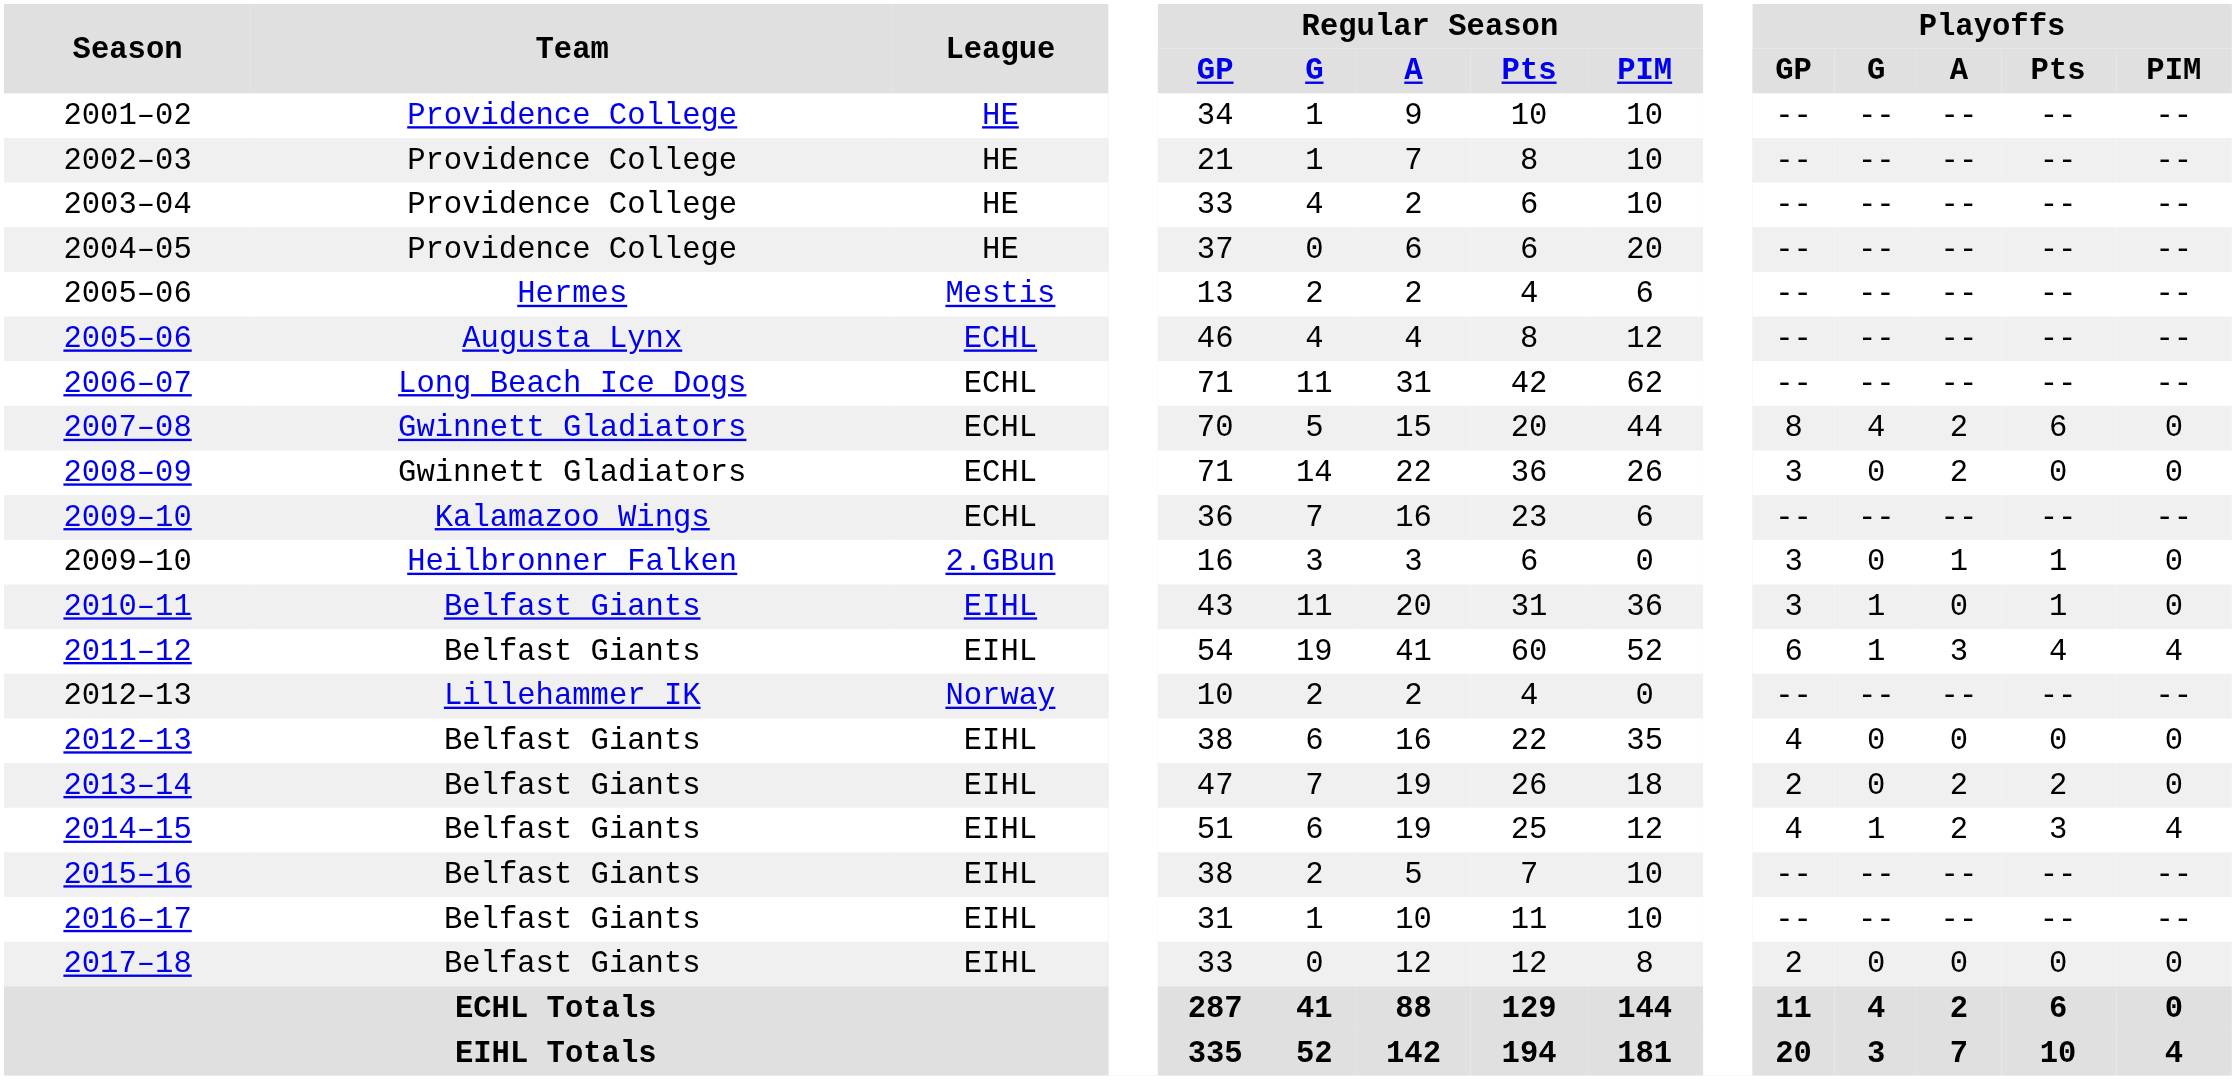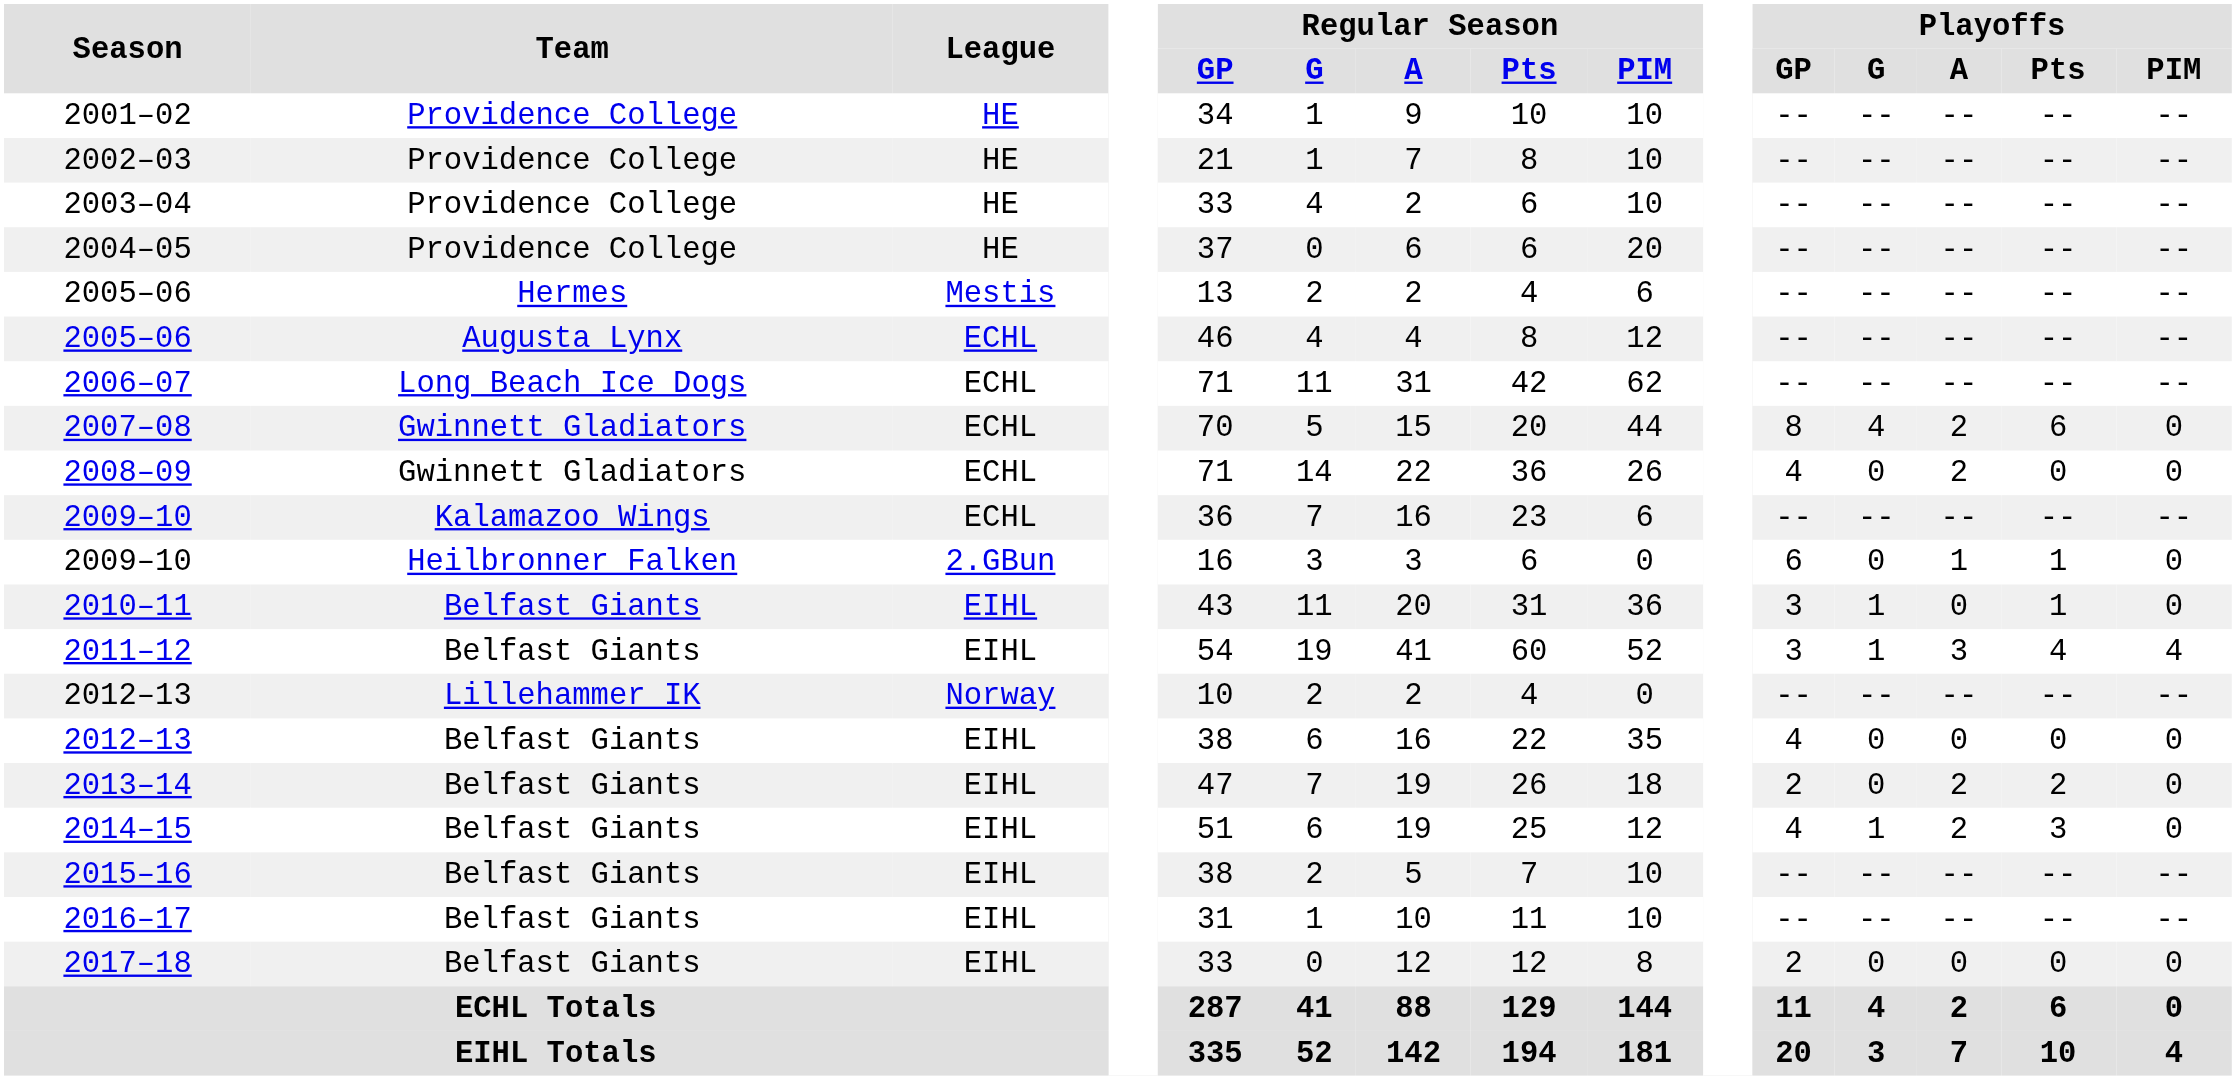(1794, 473) 3 -> (1794, 473) 4
(1794, 562) 3 -> (1794, 562) 6
(1794, 651) 6 -> (1794, 651) 3
(2174, 830) 4 -> (2174, 830) 0
